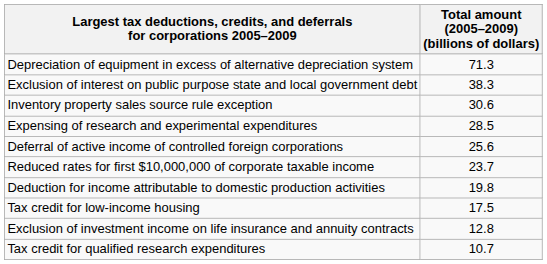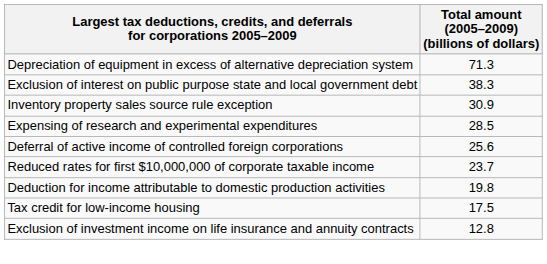(481, 105) 30.6 -> (481, 105) 30.9
- row: (136, 249)
